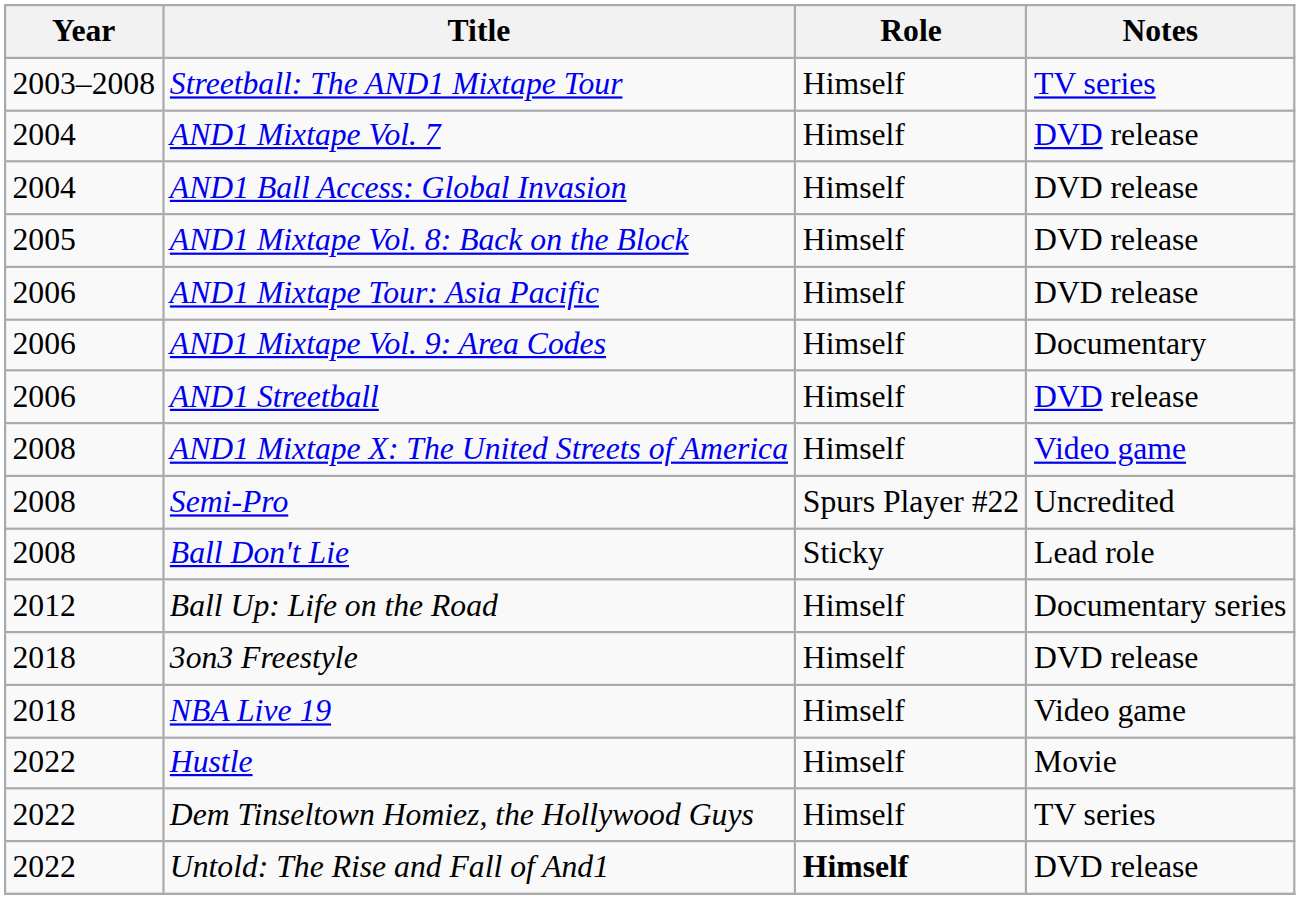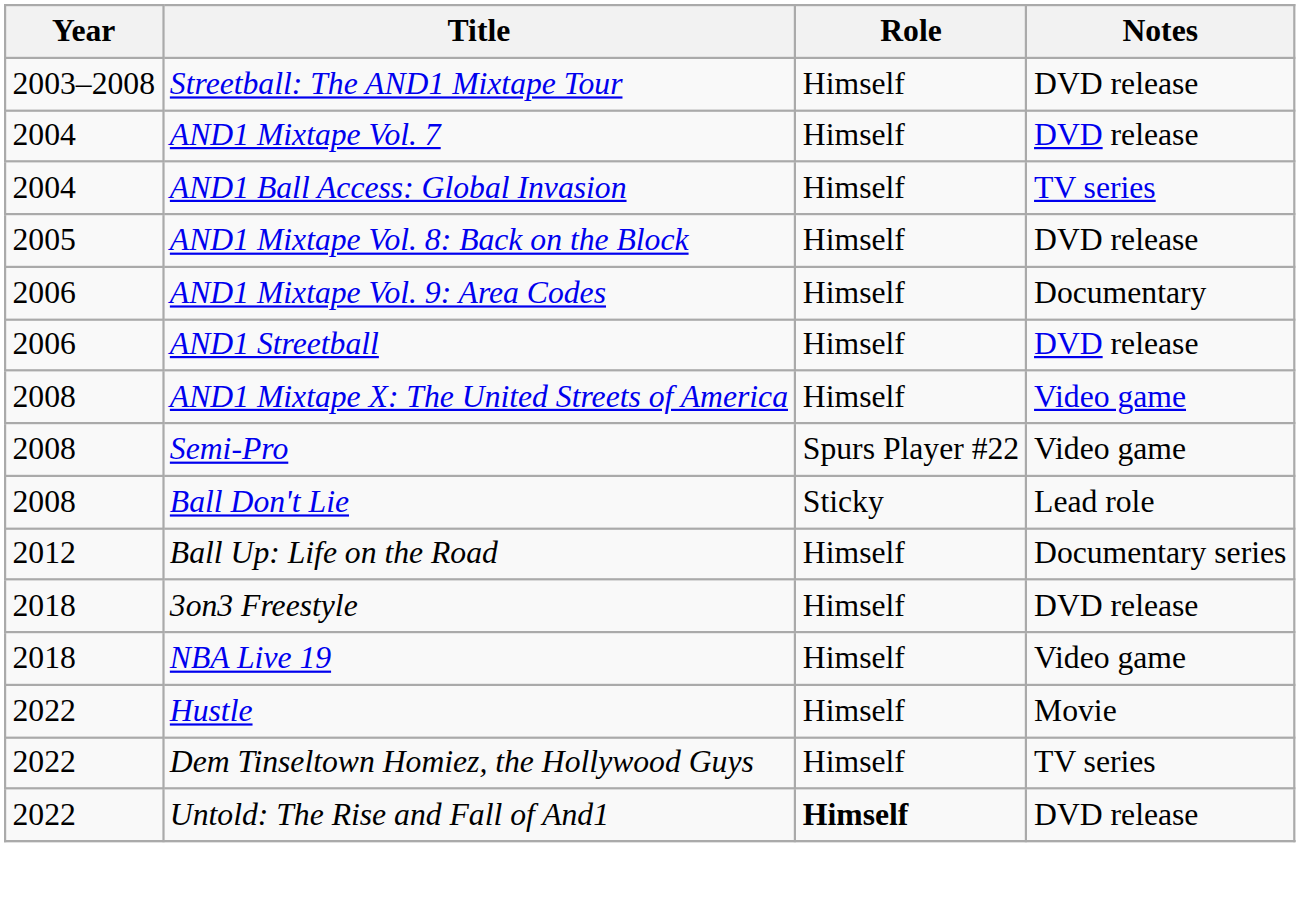(1095, 83) TV series -> (1116, 83) DVD release
(1116, 187) DVD release -> (1095, 187) TV series
- row: (384, 292)
(1104, 501) Uncredited -> (1110, 449) Video game
